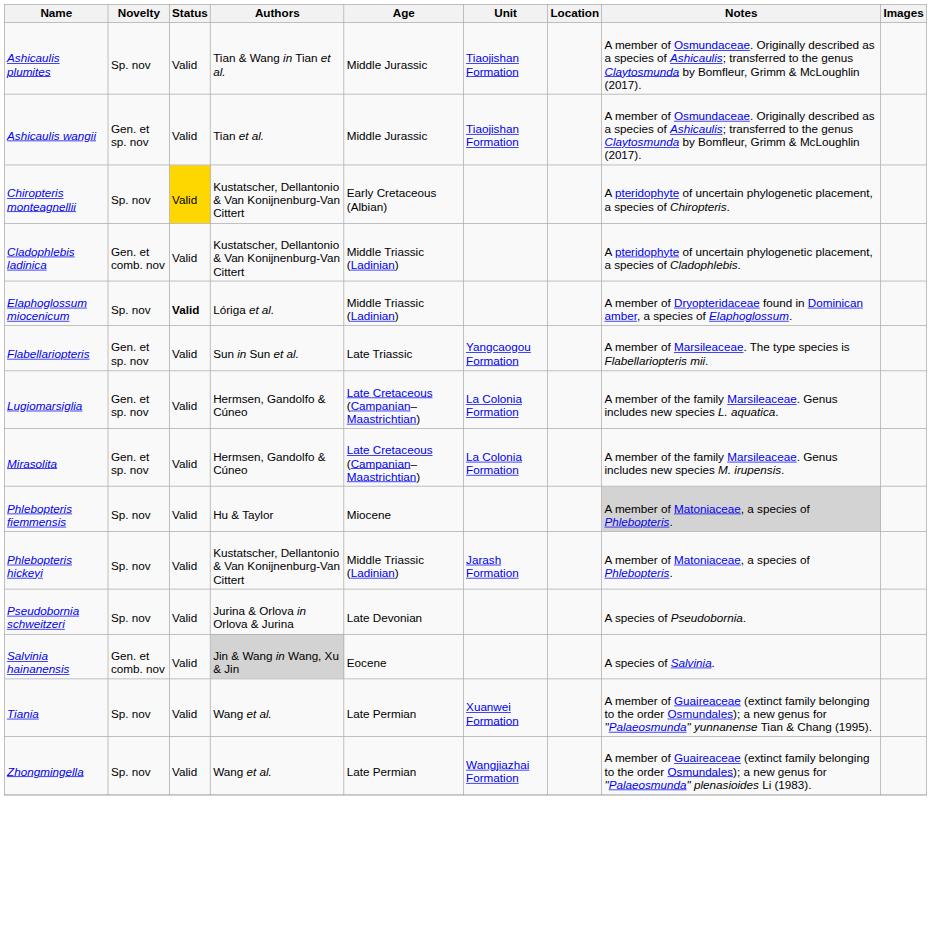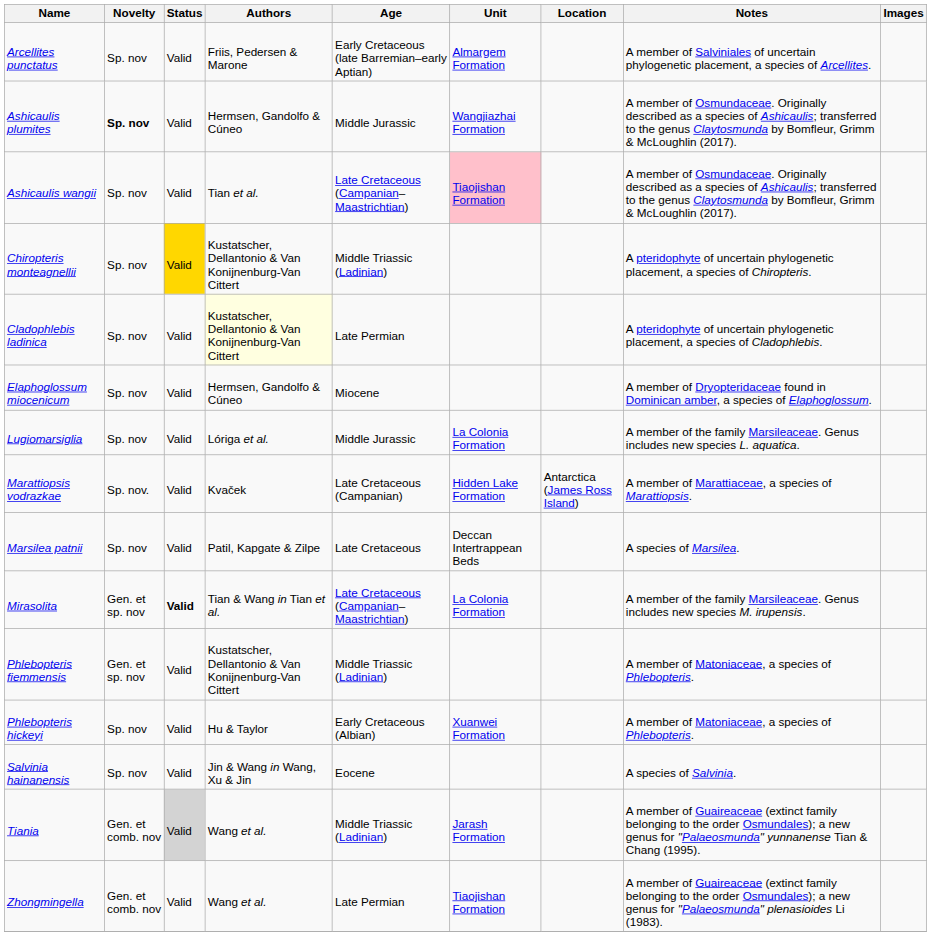+ row: (32, 58)
(131, 65) normal -> (128, 123) bold
(272, 65) Tian & Wang in Tian et al. -> (264, 123) Hermsen, Gandolfo & Cúneo
(492, 65) Tiaojishan Formation -> (484, 123) Wangjiazhai Formation
(130, 136) Gen. et sp. nov -> (127, 194) Sp. nov
(387, 136) Middle Jurassic -> (378, 194) Late Cretaceous (Campanian–Maastrichtian)
(492, 136) no background -> (479, 194) pink background
(392, 200) Early Cretaceous (Albian) -> (374, 265) Middle Triassic (Ladinian)
(138, 258) Gen. et comb. nov -> (127, 336) Sp. nov
(277, 258) no background -> (254, 336) lightyellow background
(385, 258) Middle Triassic (Ladinian) -> (370, 336) Late Permian
(186, 310) bold -> (179, 394) normal
(244, 310) Lóriga et al. -> (264, 394) Hermsen, Gandolfo & Cúneo
(385, 310) Middle Triassic (Ladinian) -> (357, 394) Miocene
- row: (48, 354)
(130, 406) Gen. et sp. nov -> (127, 439) Sp. nov
(269, 406) Hermsen, Gandolfo & Cúneo -> (238, 439) Lóriga et al.
(390, 406) Late Cretaceous (Campanian–Maastrichtian) -> (375, 439) Middle Jurassic
+ row: (39, 490)
+ row: (45, 548)
(185, 464) normal -> (180, 606) bold
(269, 464) Hermsen, Gandolfo & Cúneo -> (266, 606) Tian & Wang in Tian et al.
(131, 515) Sp. nov -> (126, 670) Gen. et sp. nov
(243, 515) Hu & Taylor -> (254, 670) Kustatscher, Dellantonio & Van Konijnenburg-Van Cittert
(369, 515) Miocene -> (374, 670) Middle Triassic (Ladinian)
(707, 515) lightgrey background -> (728, 670) no background
(277, 566) Kustatscher, Dellantonio & Van Konijnenburg-Van Cittert -> (238, 728) Hu & Taylor
(385, 566) Middle Triassic (Ladinian) -> (380, 728) Early Cretaceous (Albian)
(492, 566) Jarash Formation -> (479, 728) Xuanwei Formation
- row: (43, 618)
(138, 663) Gen. et comb. nov -> (127, 773) Sp. nov
(276, 663) lightgrey background -> (262, 773) no background
(131, 714) Sp. nov -> (134, 831) Gen. et comb. nov
(185, 714) no background -> (179, 831) lightgrey background
(382, 714) Late Permian -> (374, 831) Middle Triassic (Ladinian)
(492, 714) Xuanwei Formation -> (479, 831) Jarash Formation
(131, 772) Sp. nov -> (134, 902) Gen. et comb. nov
(498, 772) Wangjiazhai Formation -> (479, 902) Tiaojishan Formation
